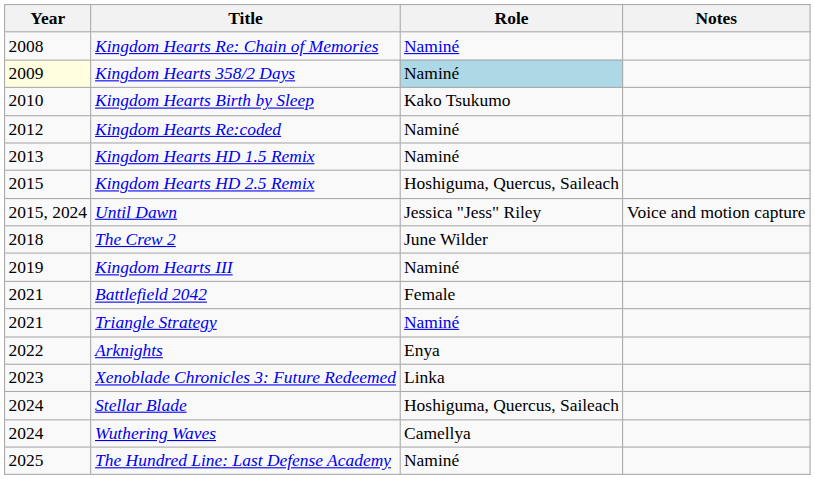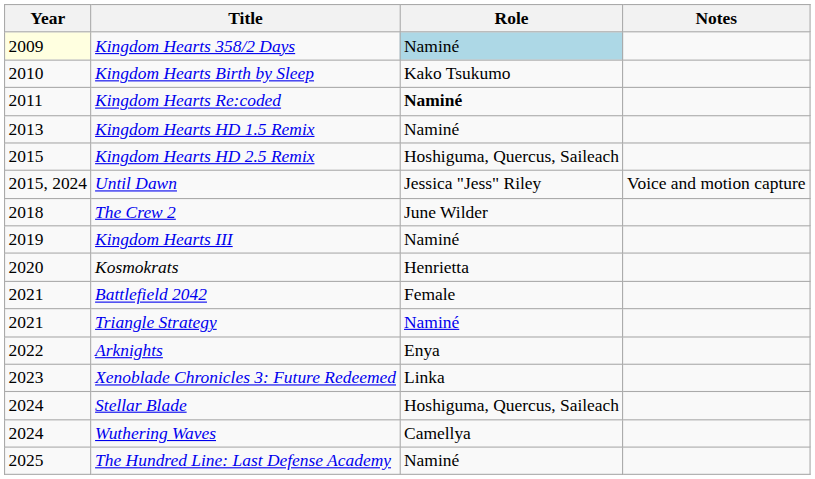- row: (237, 45)
(26, 128) 2012 -> (26, 101) 2011
(432, 128) normal -> (433, 101) bold
+ row: (137, 267)
